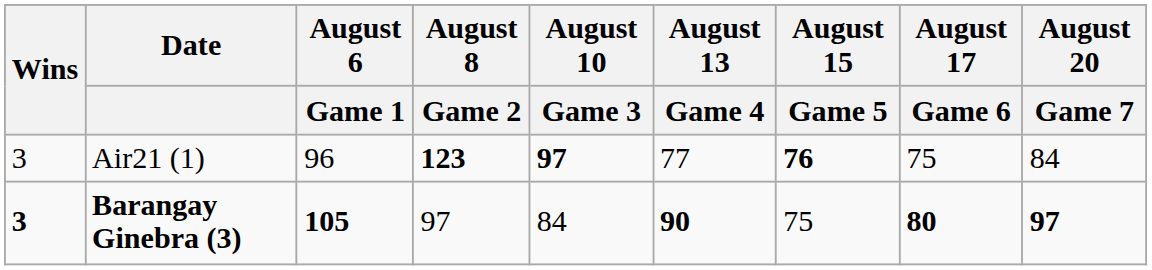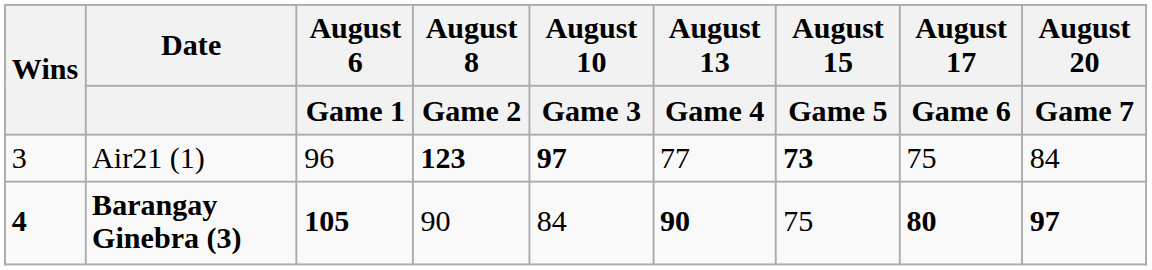(798, 157) 76 -> (798, 157) 73
(19, 222) 3 -> (19, 222) 4
(435, 222) 97 -> (435, 222) 90
